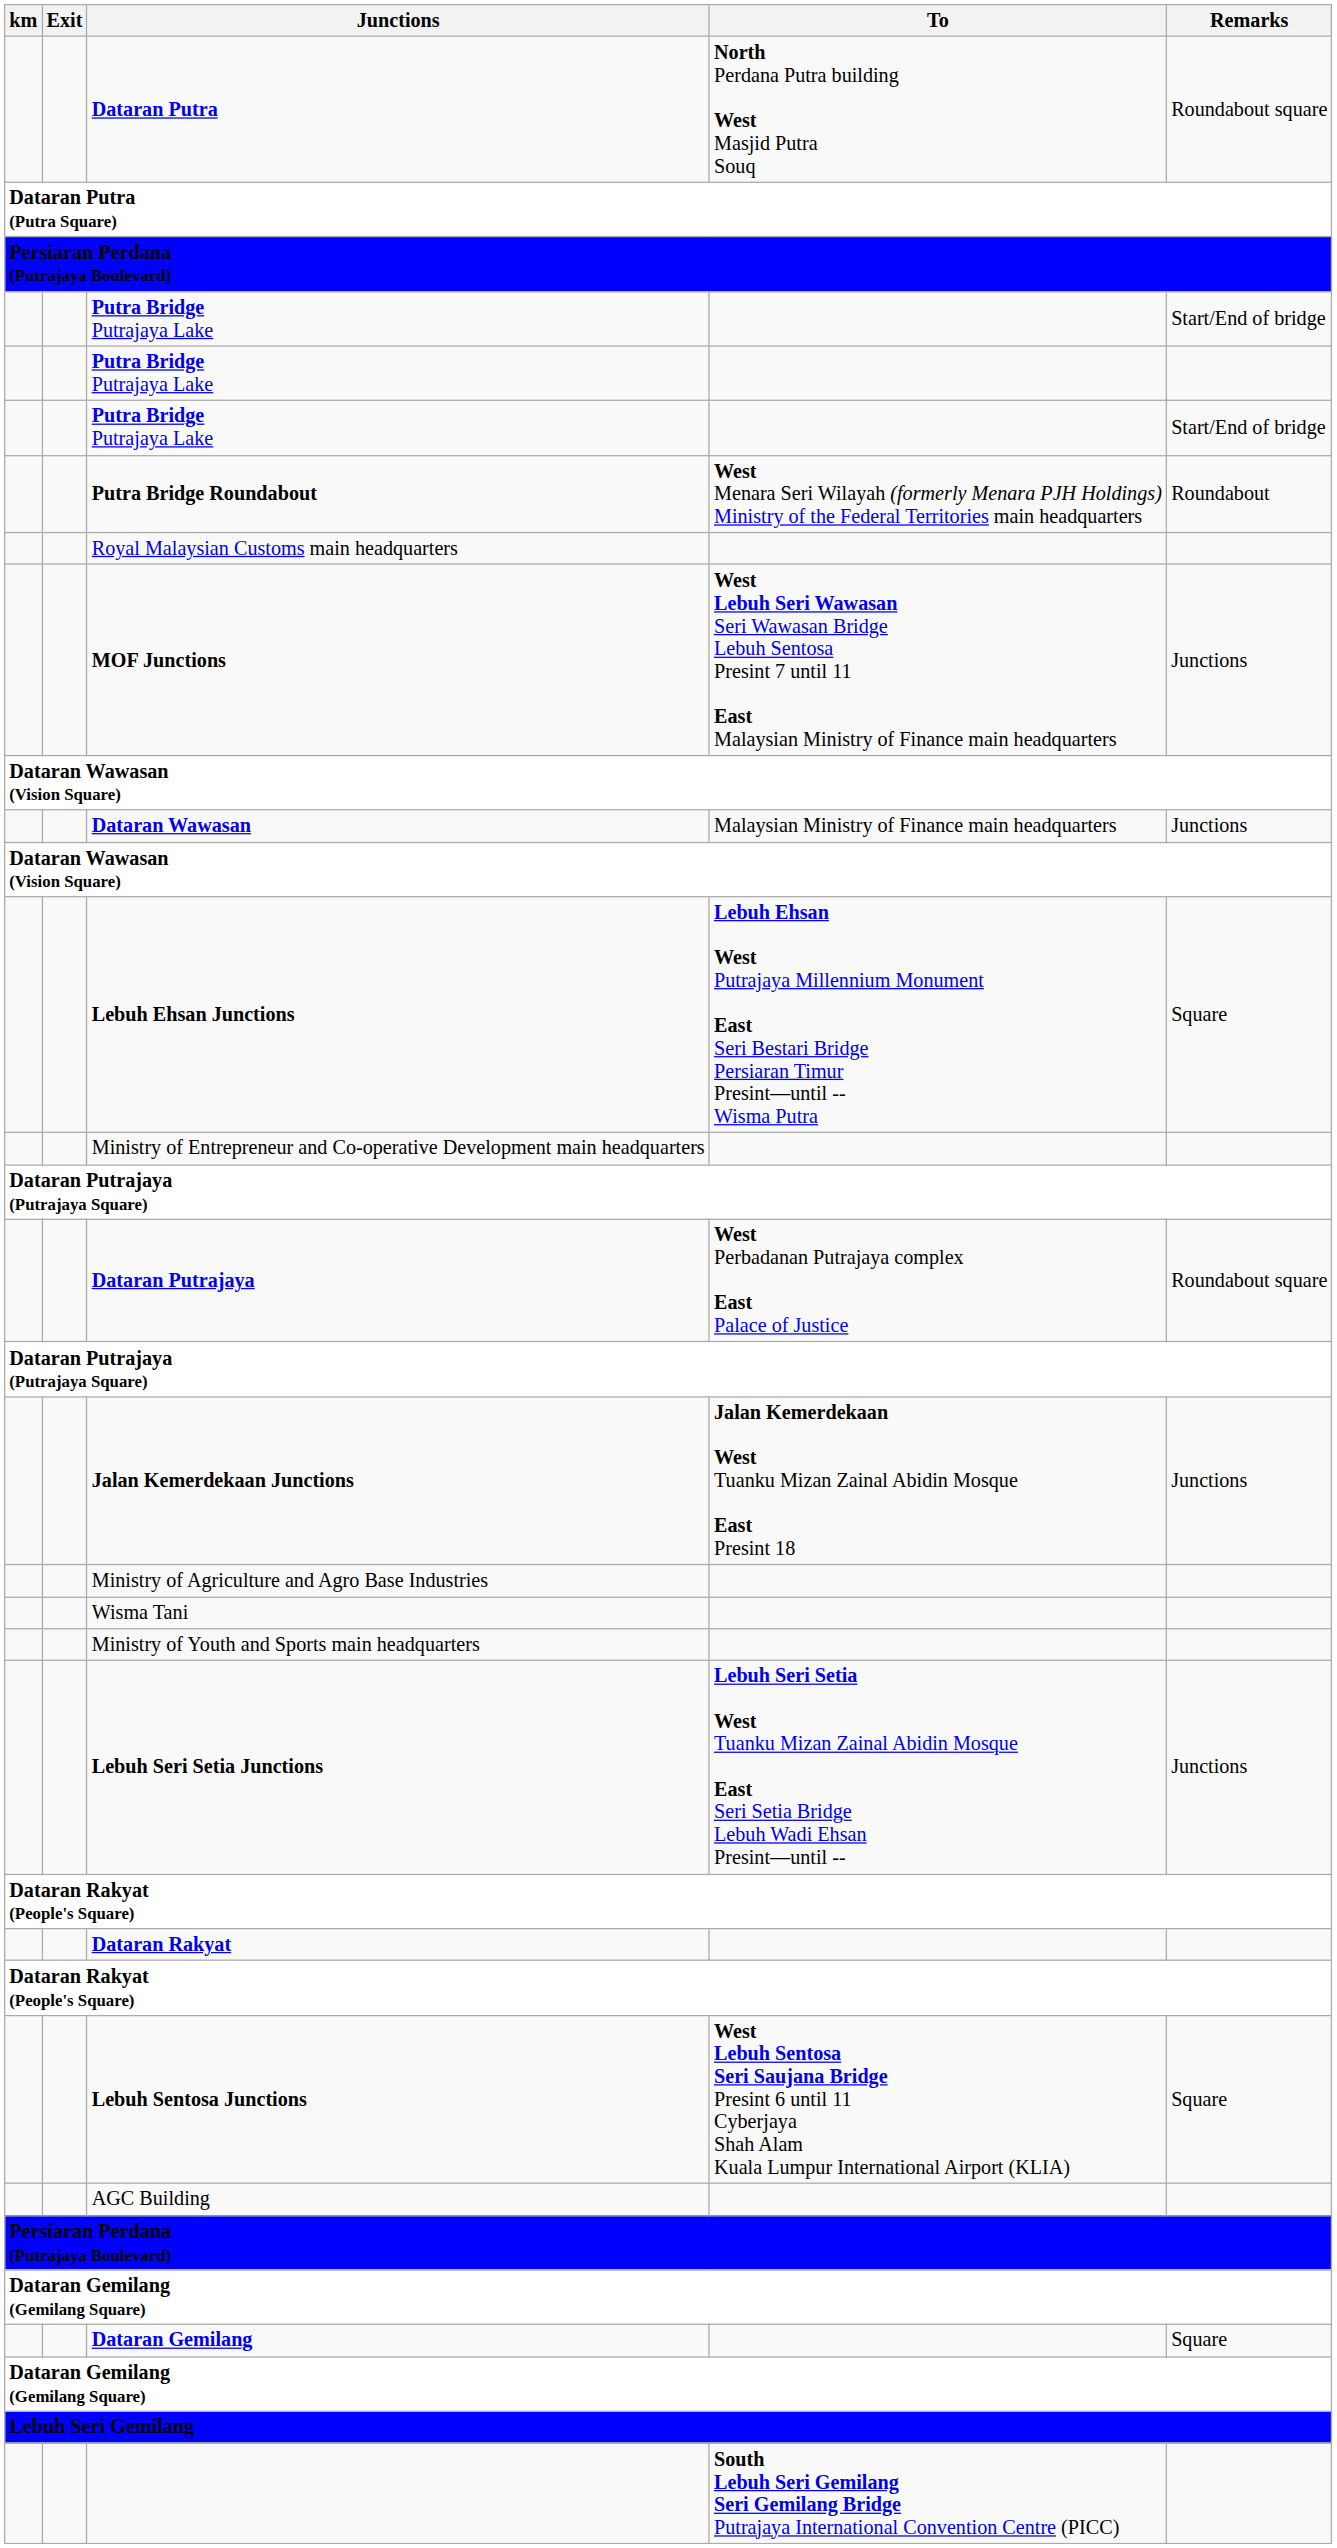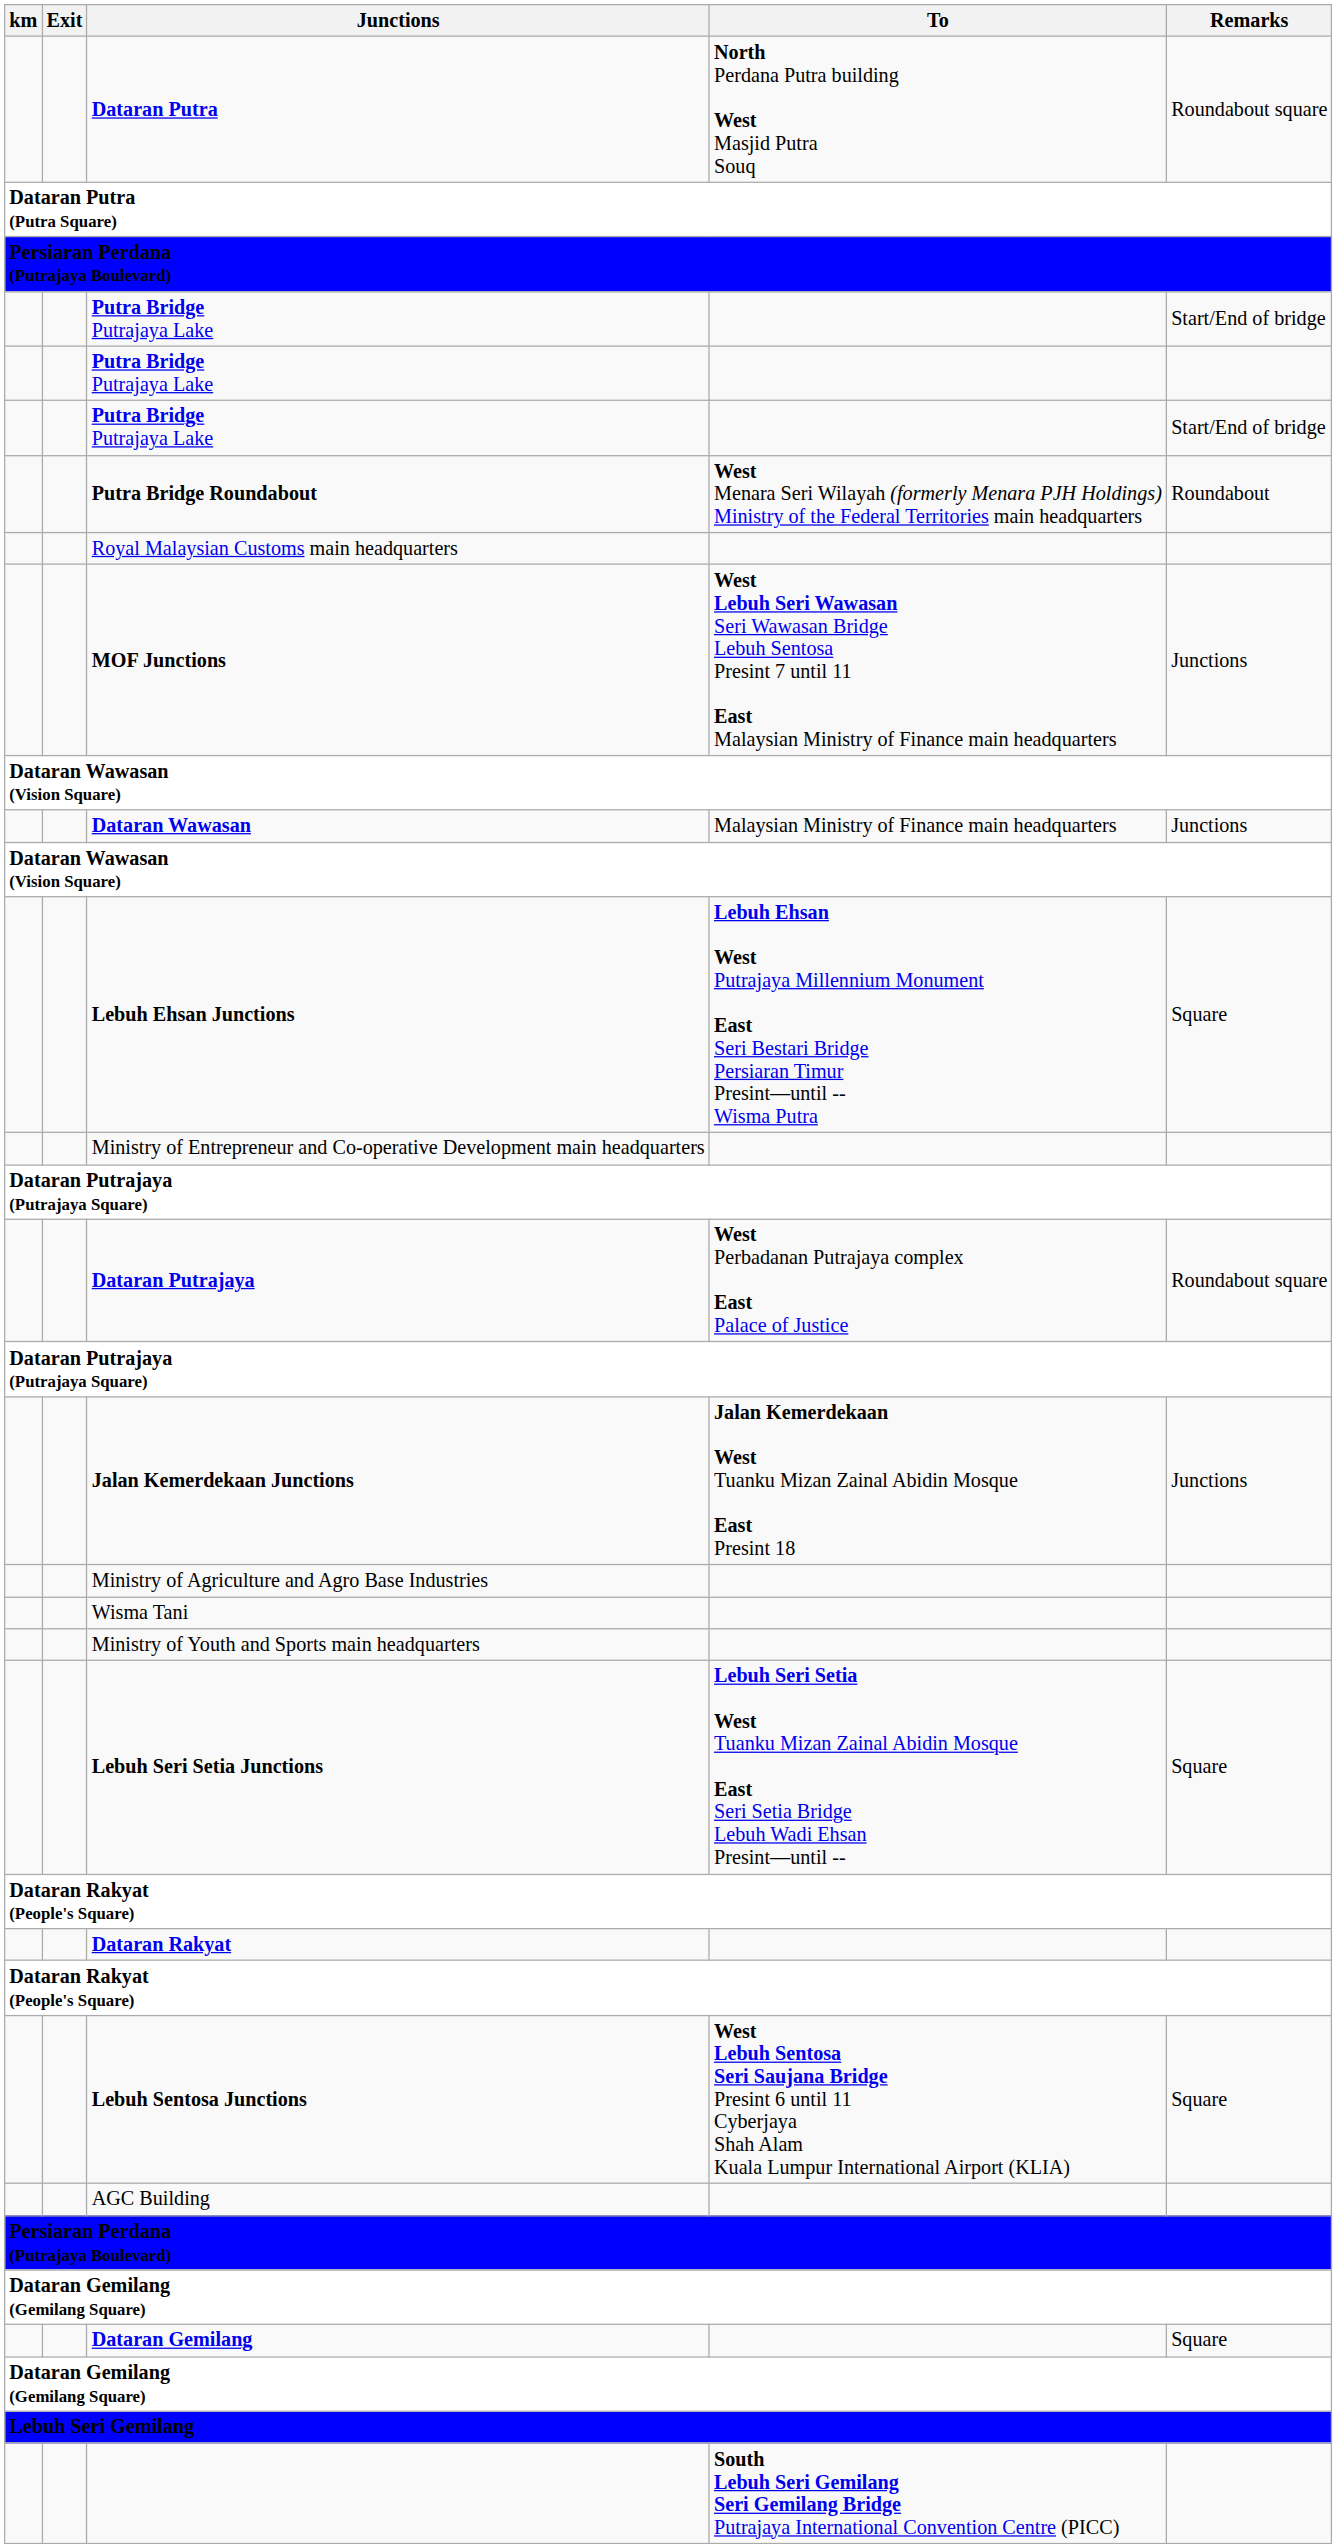(1209, 1767) Junctions -> (1199, 1767) Square
